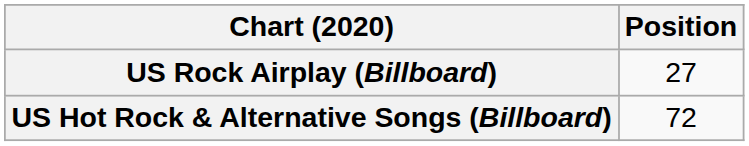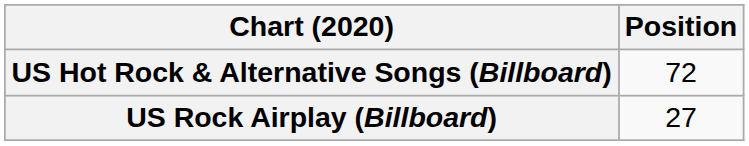rows swapped: (312, 72) <-> (312, 117)
